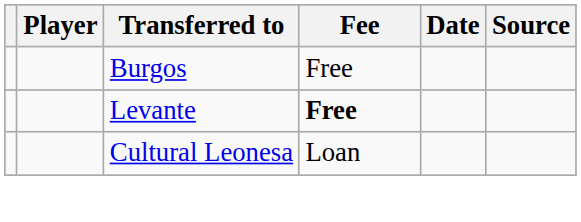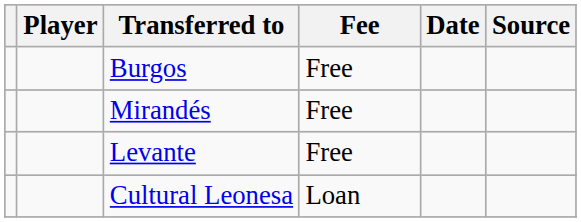+ row: (160, 110)
(331, 110) bold -> (329, 152) normal
